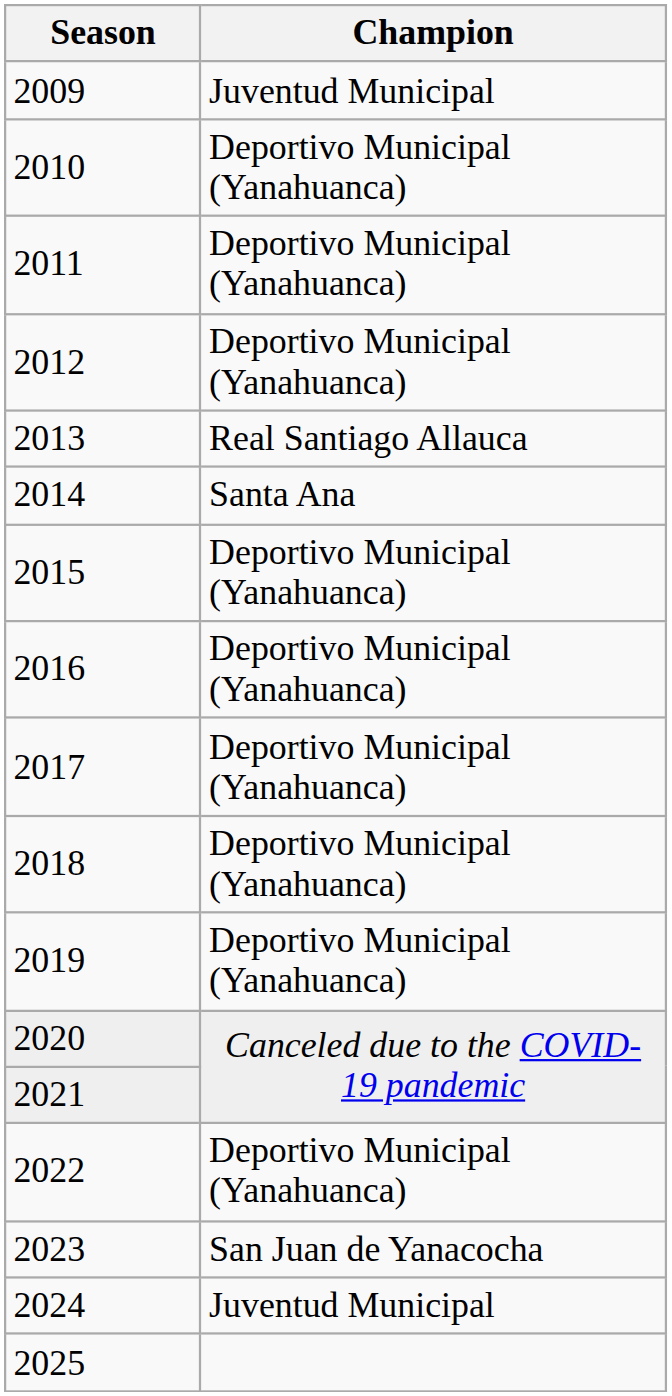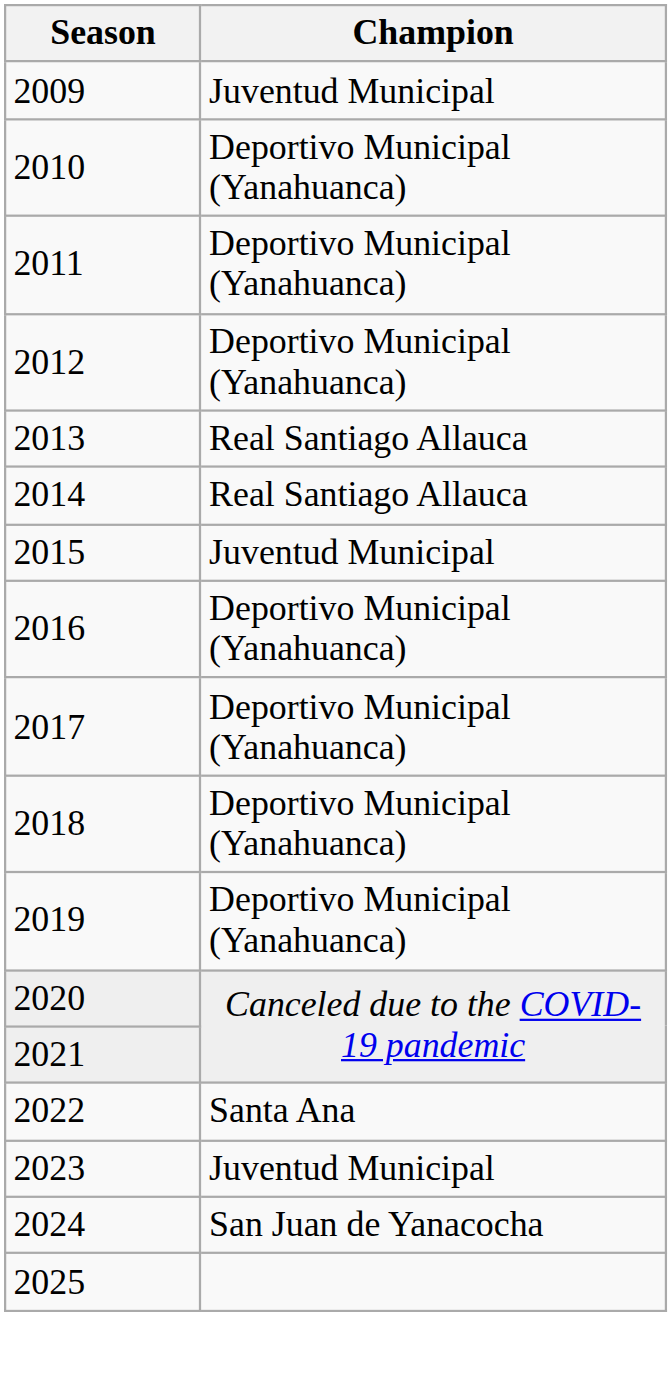(282, 494) Santa Ana -> (368, 494) Real Santiago Allauca
(360, 571) Deportivo Municipal (Yanahuanca) -> (352, 551) Juventud Municipal
(360, 1171) Deportivo Municipal (Yanahuanca) -> (282, 1110) Santa Ana
(376, 1248) San Juan de Yanacocha -> (352, 1167) Juventud Municipal
(352, 1305) Juventud Municipal -> (376, 1224) San Juan de Yanacocha
